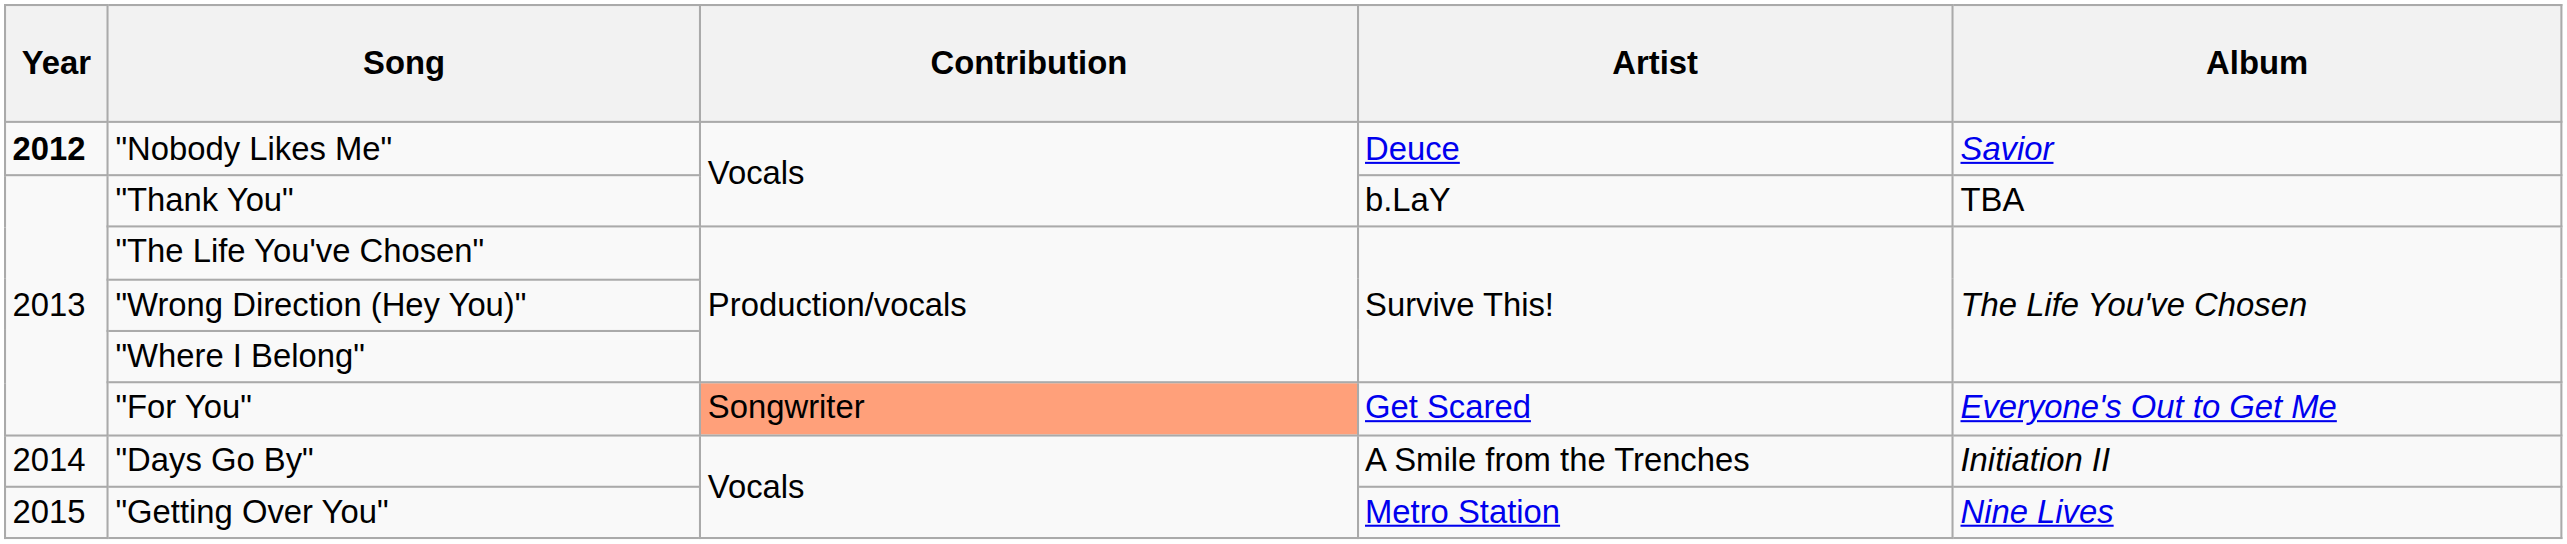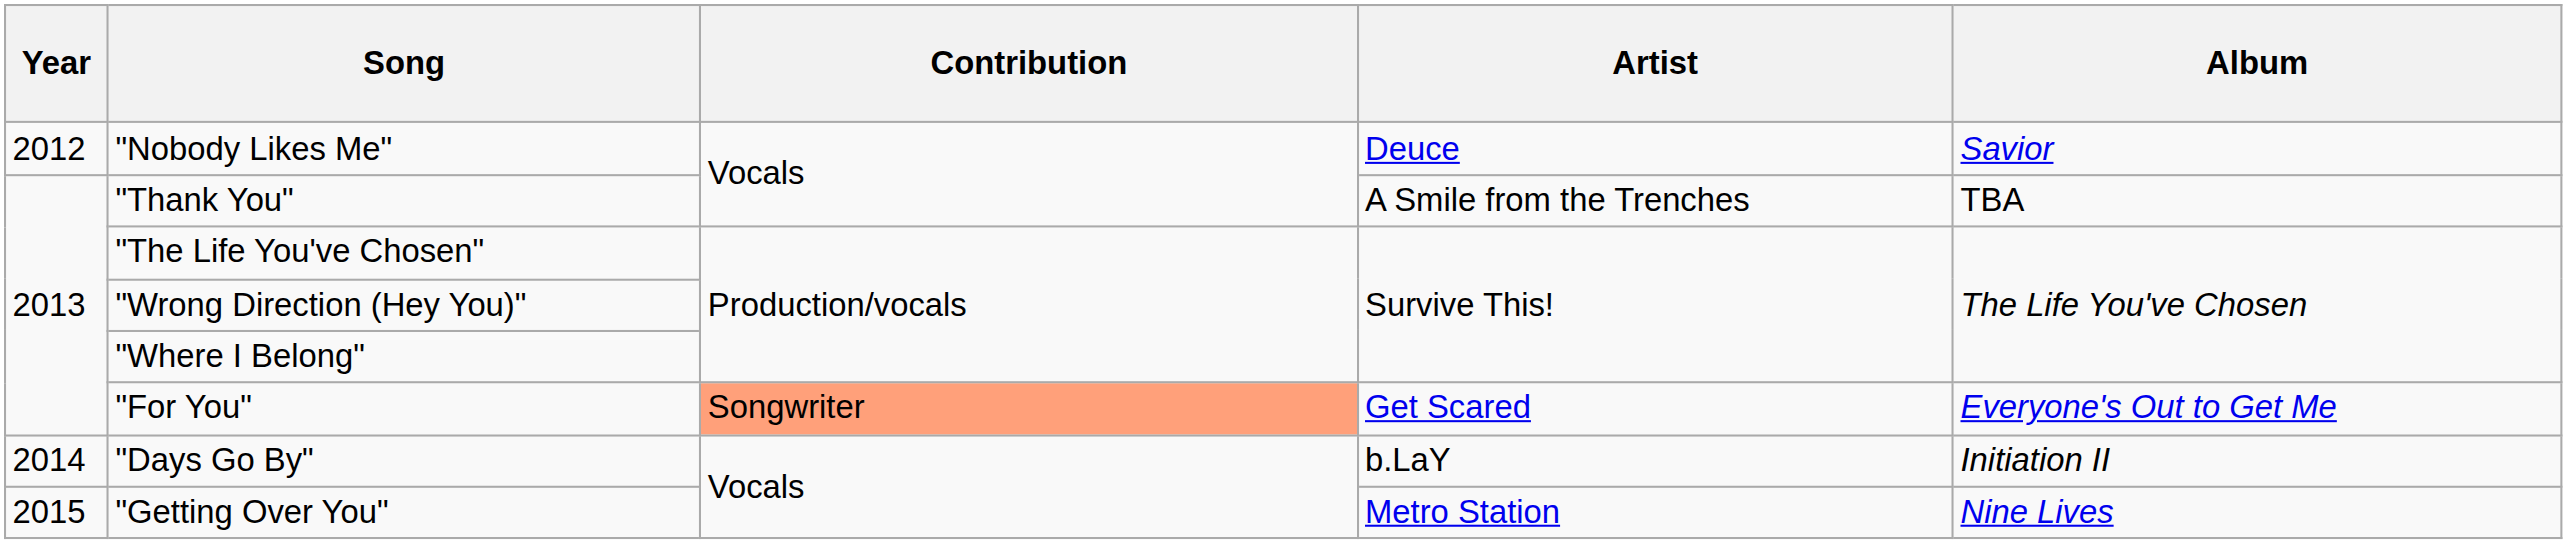(49, 148) bold -> (49, 148) normal
(1408, 200) b.LaY -> (1557, 200) A Smile from the Trenches
(1557, 460) A Smile from the Trenches -> (1408, 460) b.LaY
